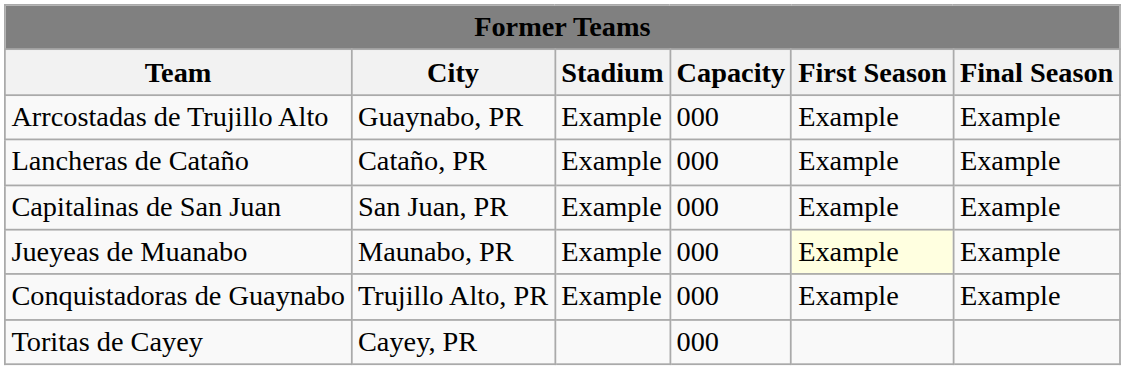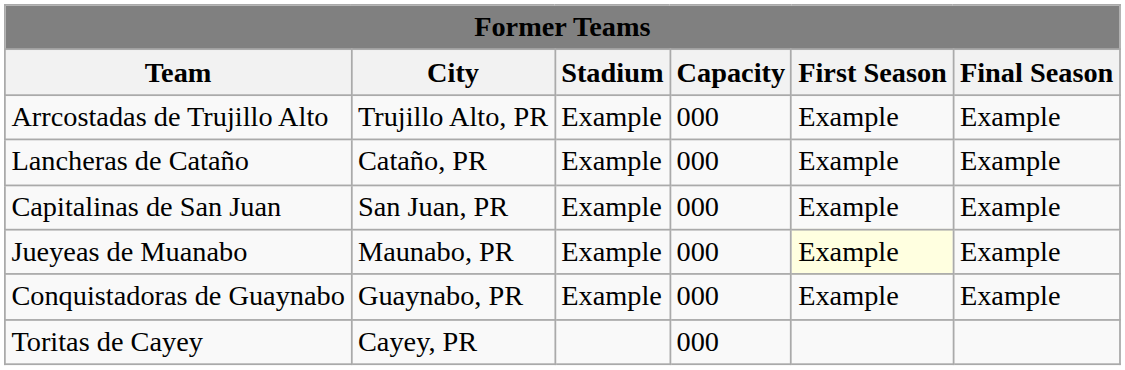(441, 116) Guaynabo, PR -> (453, 116) Trujillo Alto, PR
(453, 296) Trujillo Alto, PR -> (441, 296) Guaynabo, PR
